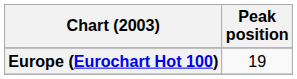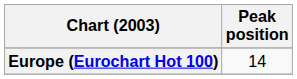(257, 61) 19 -> (257, 61) 14
